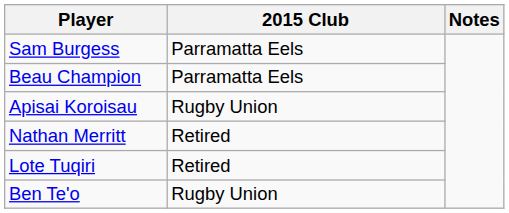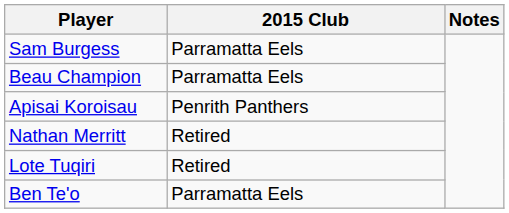(224, 107) Rugby Union -> (240, 107) Penrith Panthers
(224, 194) Rugby Union -> (237, 194) Parramatta Eels
